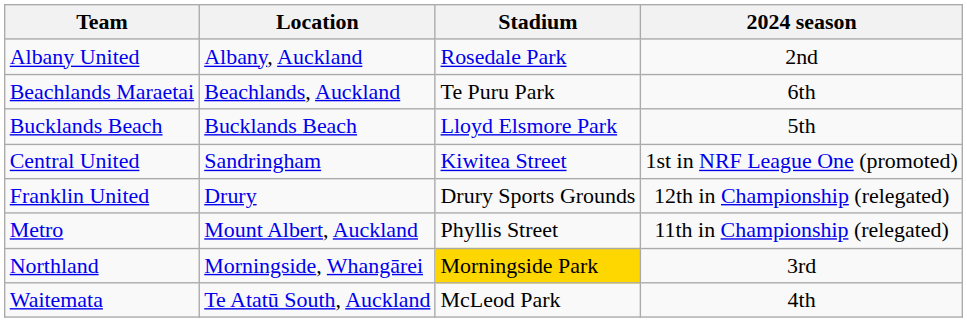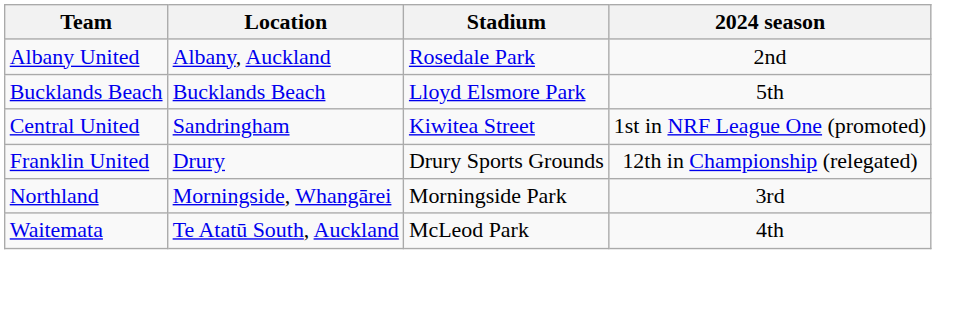- row: (102, 91)
- row: (37, 230)
(519, 265) gold background -> (488, 195) no background
